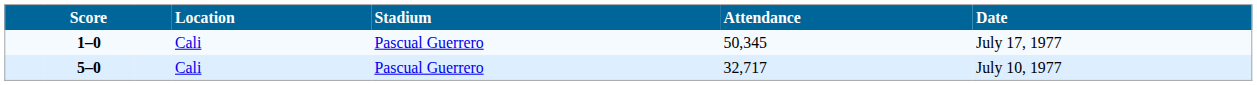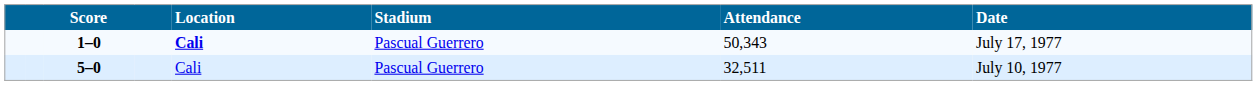(188, 42) normal -> (189, 42) bold
(745, 42) 50,345 -> (745, 42) 50,343
(745, 67) 32,717 -> (745, 67) 32,511
